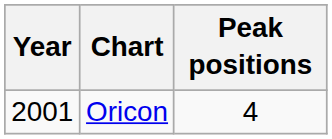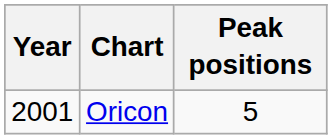(250, 111) 4 -> (250, 111) 5
